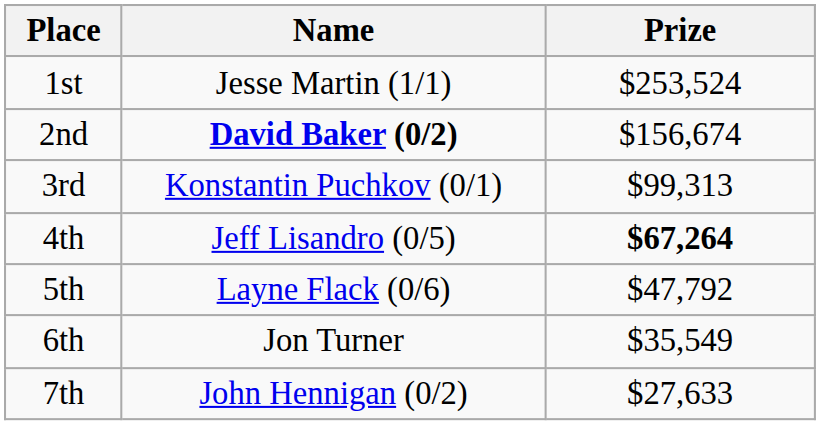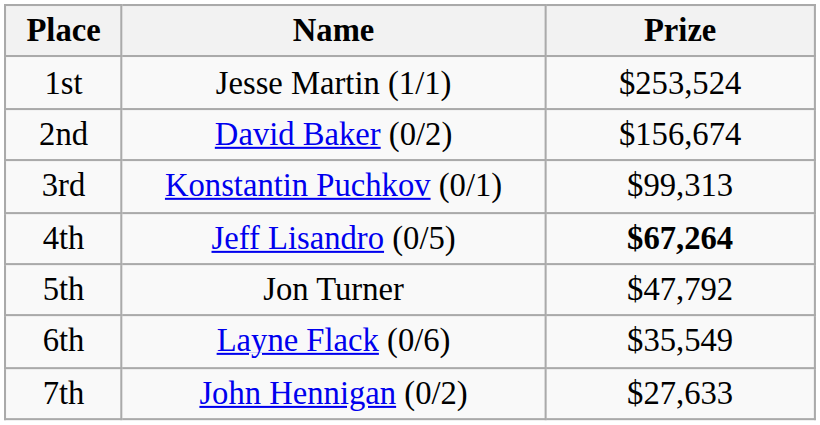(334, 133) bold -> (334, 133) normal
(334, 289) Layne Flack (0/6) -> (334, 289) Jon Turner
(334, 340) Jon Turner -> (334, 340) Layne Flack (0/6)
